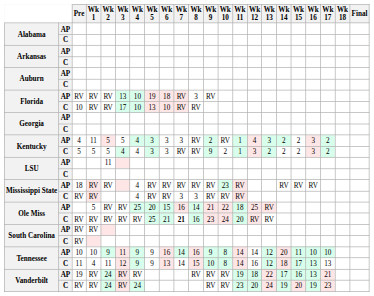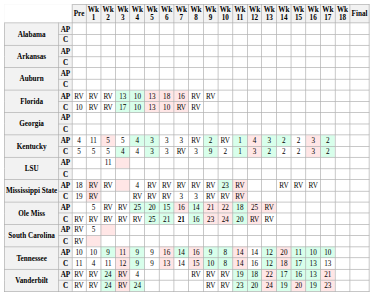(152, 96) 19 -> (152, 96) 13
(181, 96) RV -> (181, 96) 16
(196, 96) 3 -> (196, 96) RV
(196, 152) RV -> (196, 152) 3
(79, 197) RV -> (79, 197) 19
(137, 197) 4 -> (137, 197) RV
(93, 230) RV -> (93, 230) 5
(79, 275) 19 -> (79, 275) RV
(137, 275) RV -> (137, 275) 4
